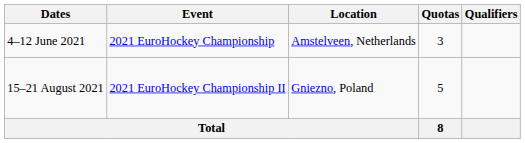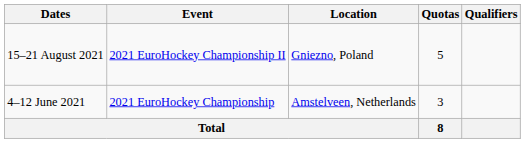rows swapped: (46, 40) <-> (55, 87)
